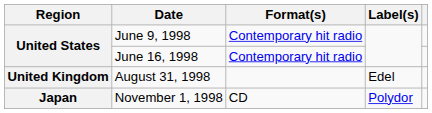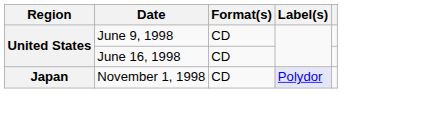(296, 35) Contemporary hit radio -> (221, 35) CD
(296, 56) Contemporary hit radio -> (221, 56) CD
- row: (163, 77)
(391, 98) no background -> (300, 77) lavender background
